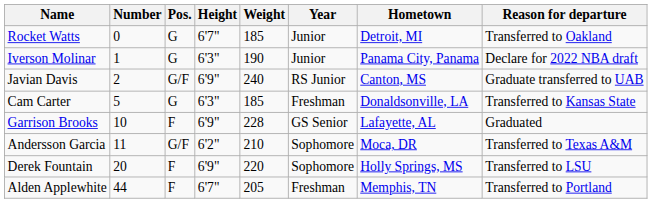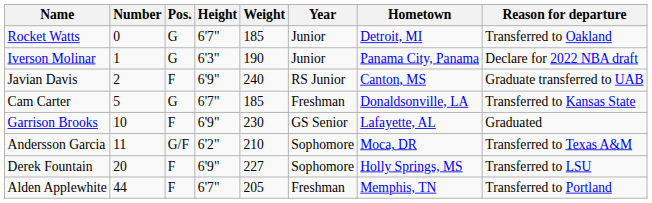(178, 79) G/F -> (172, 79) F
(209, 101) 6'3" -> (209, 101) 6'7"
(254, 123) 228 -> (254, 123) 230
(254, 166) 220 -> (254, 166) 227
